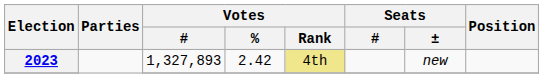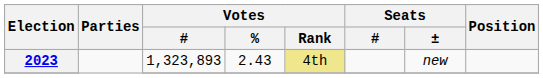(184, 61) 1,327,893 -> (184, 61) 1,323,893
(255, 61) 2.42 -> (255, 61) 2.43
